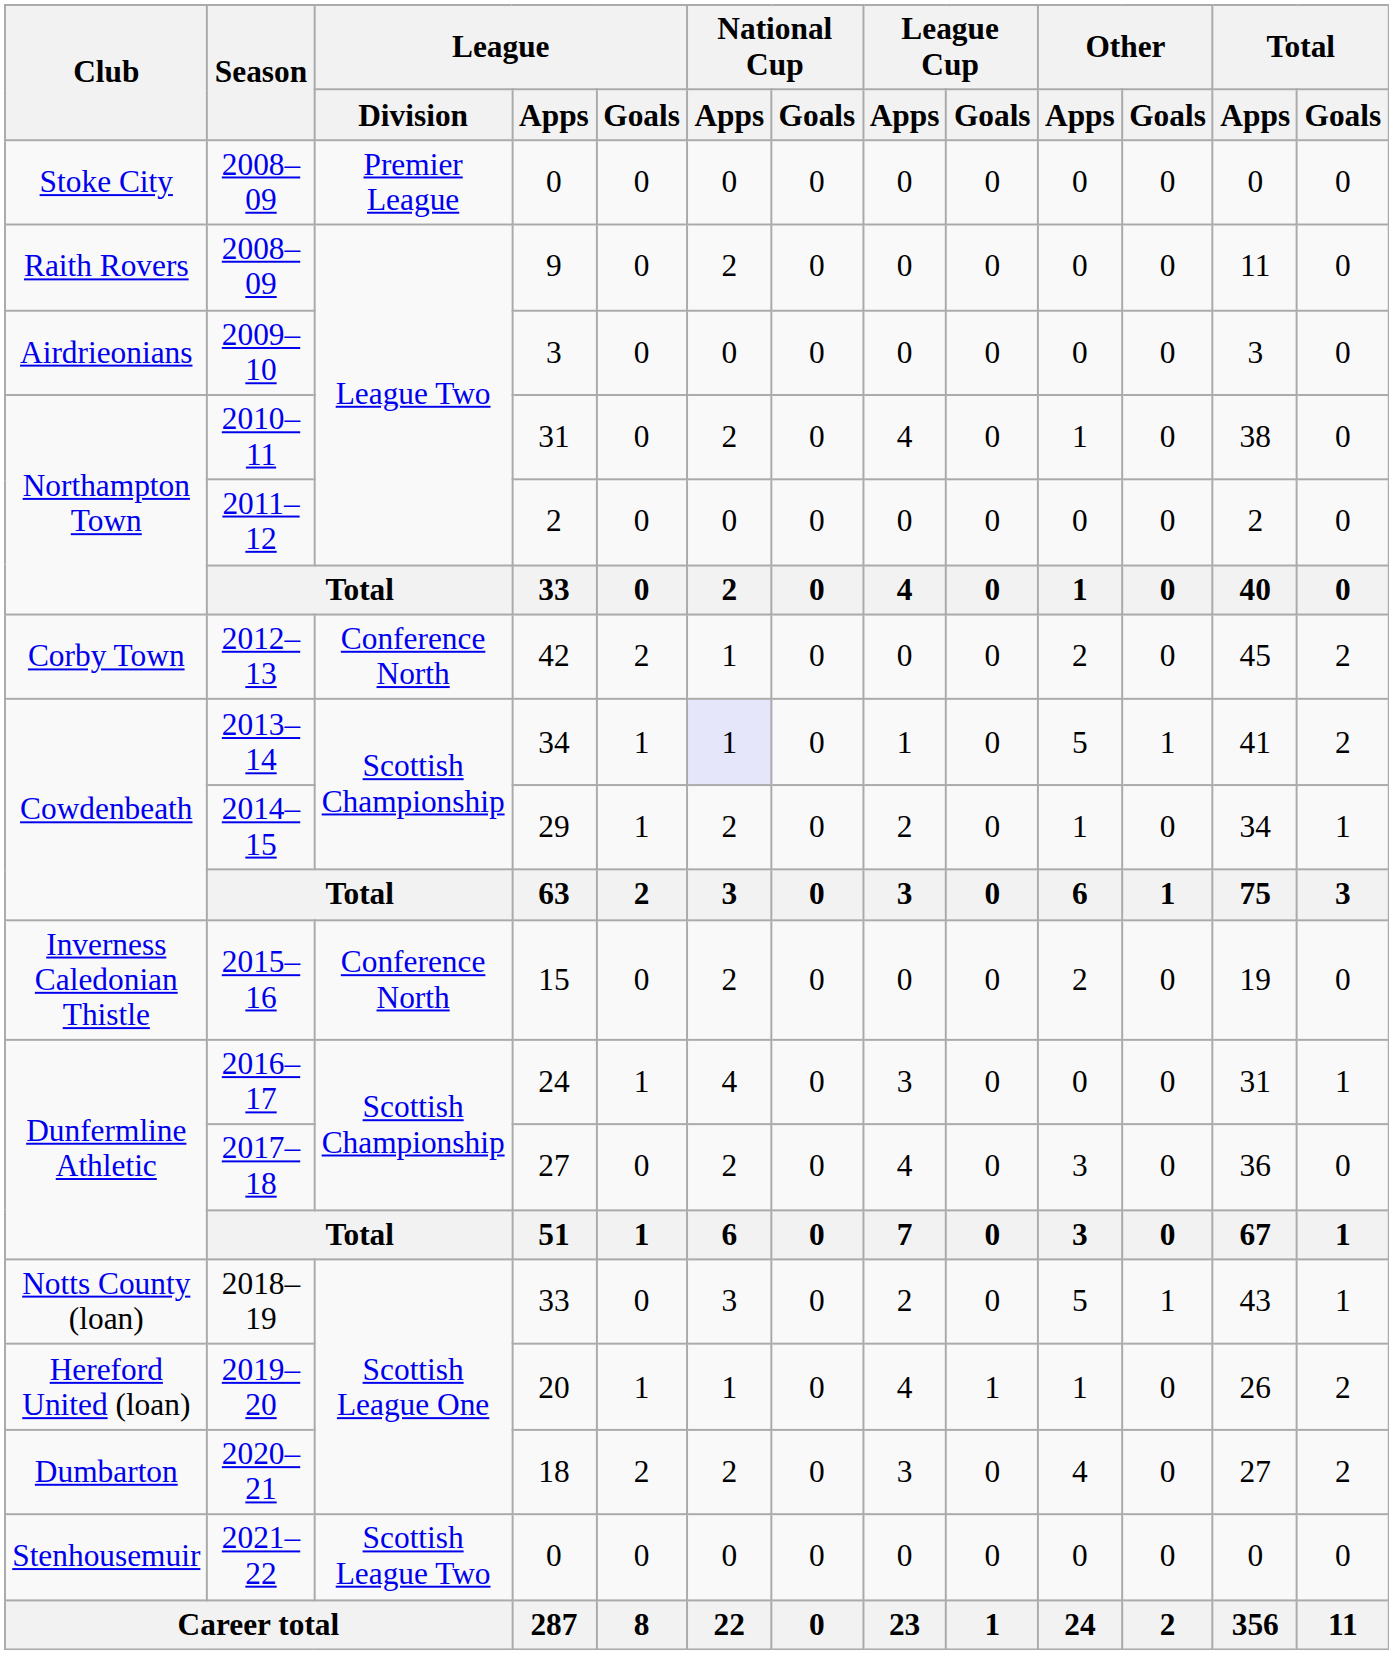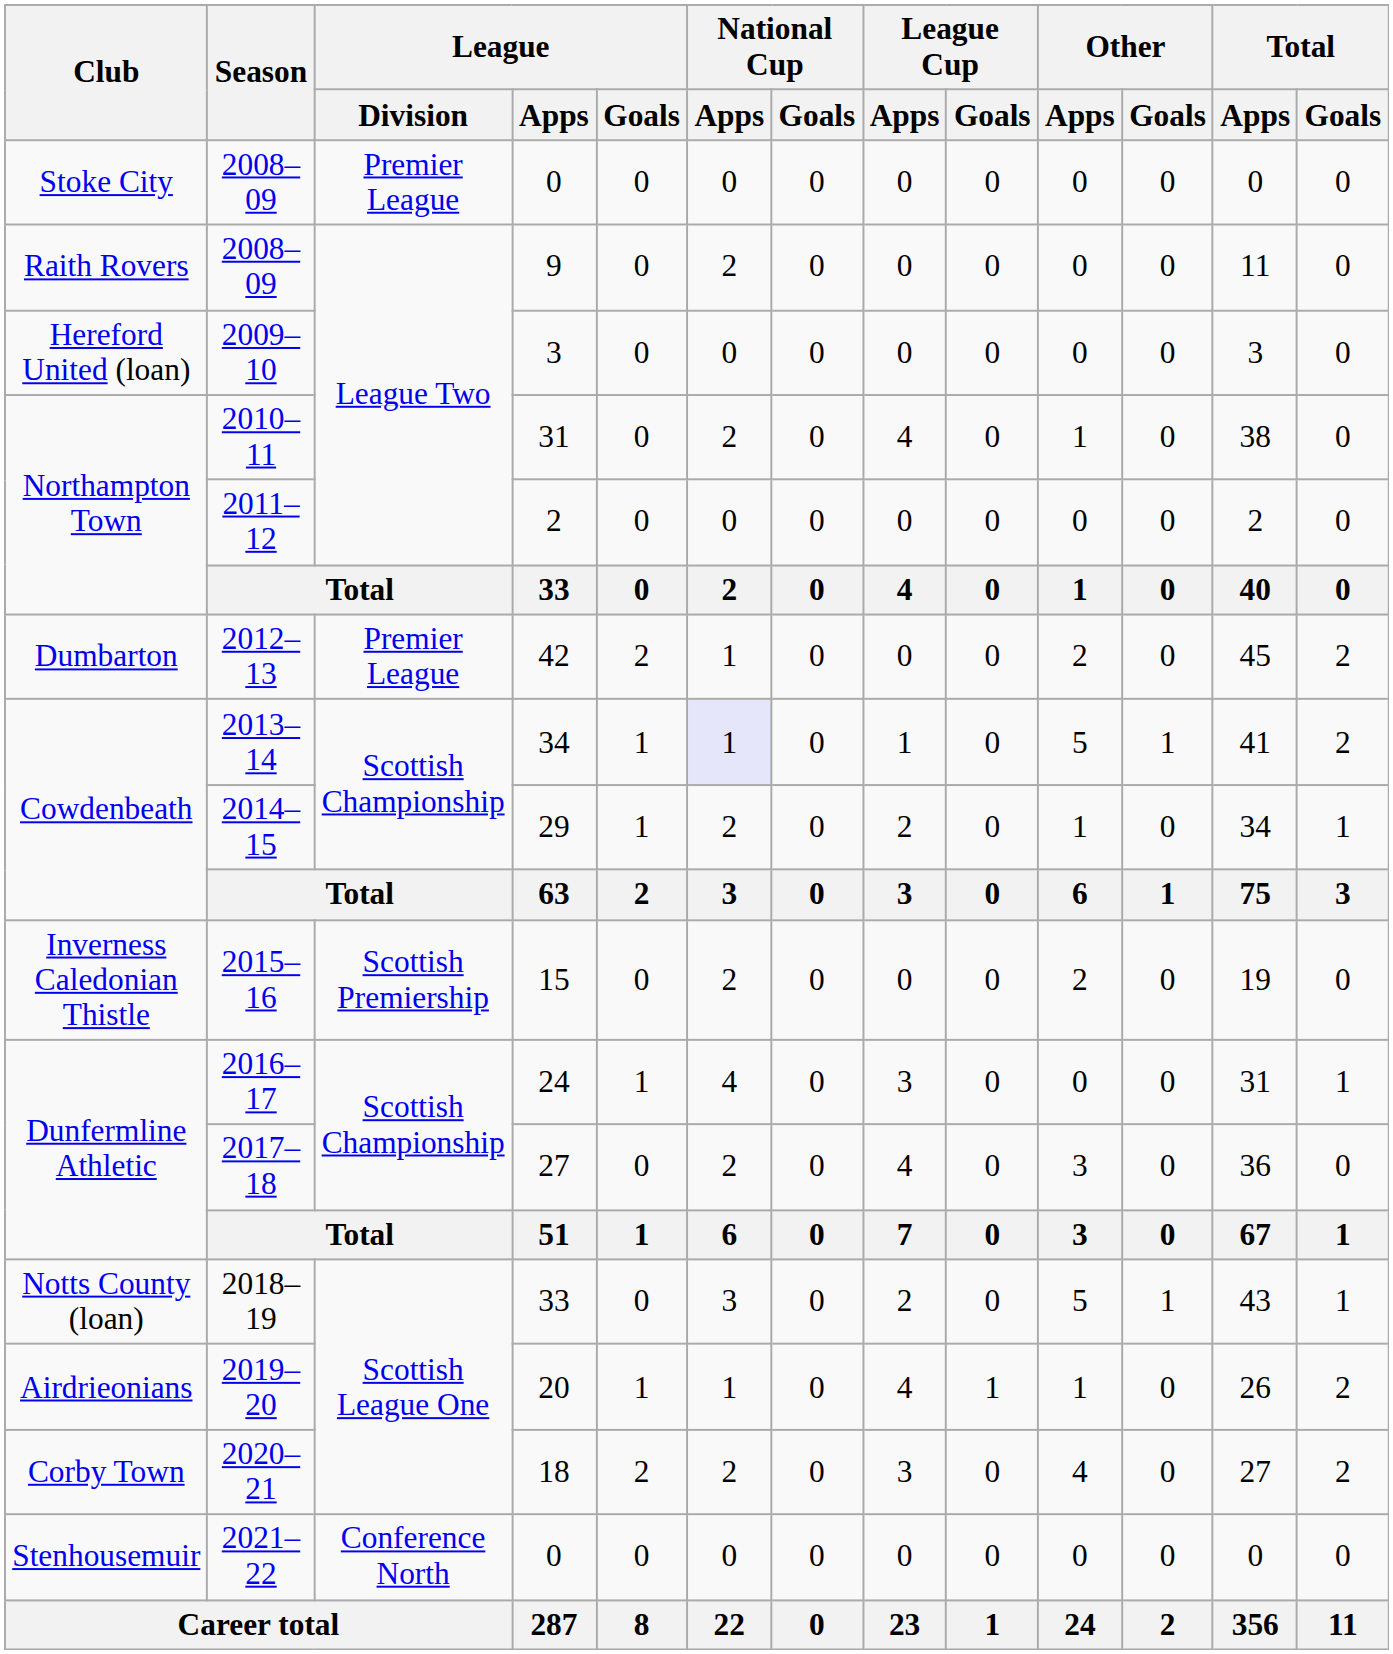(106, 351) Airdrieonians -> (106, 351) Hereford United (loan)
(106, 656) Corby Town -> (106, 656) Dumbarton
(413, 656) Conference North -> (413, 656) Premier League
(413, 978) Conference North -> (413, 978) Scottish Premiership
(106, 1386) Hereford United (loan) -> (106, 1386) Airdrieonians
(106, 1471) Dumbarton -> (106, 1471) Corby Town
(413, 1556) Scottish League Two -> (413, 1556) Conference North
